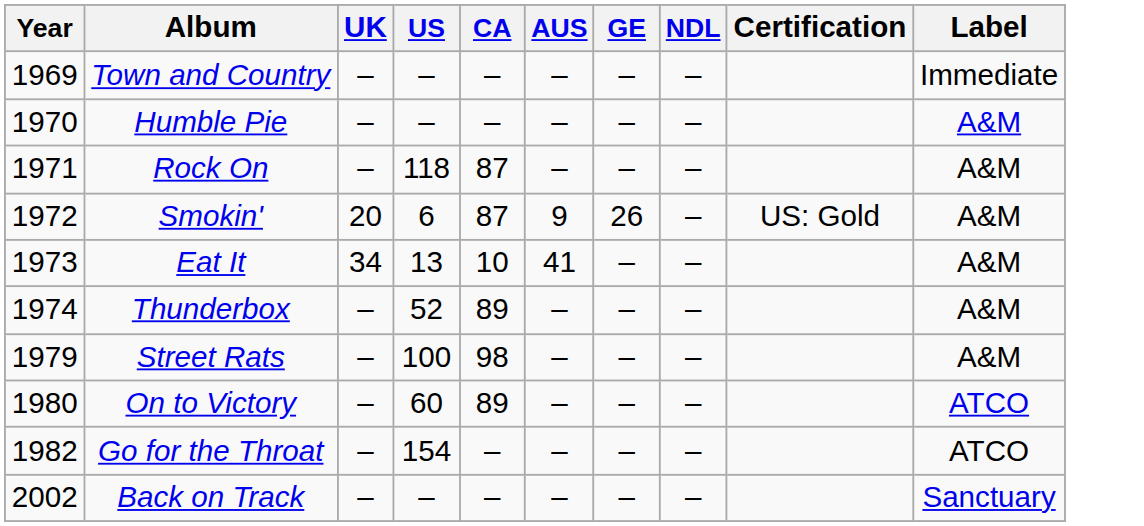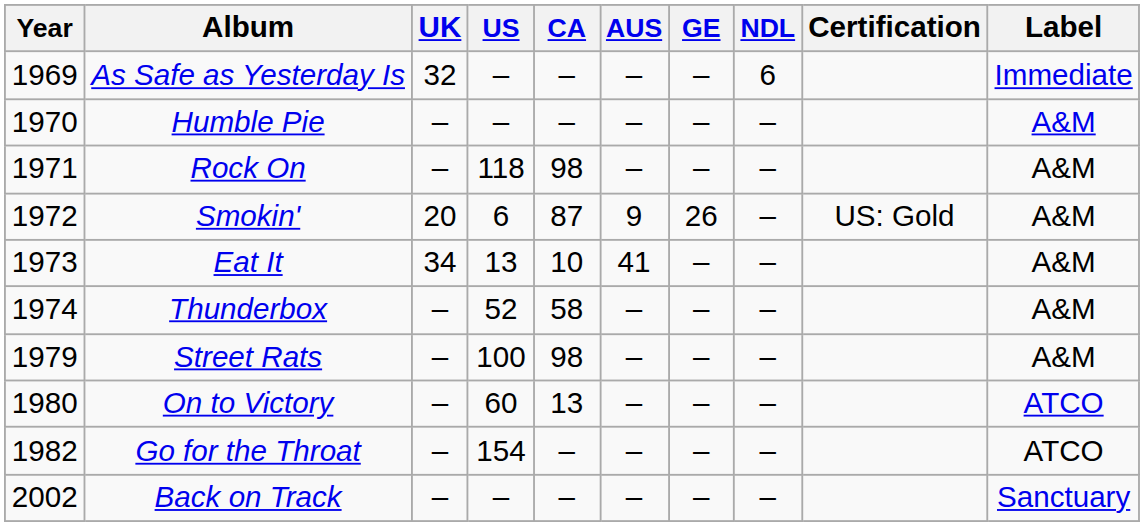+ row: (248, 74)
- row: (211, 74)
(492, 168) 87 -> (567, 168) 98
(492, 309) 89 -> (567, 309) 58
(492, 403) 89 -> (567, 403) 13
